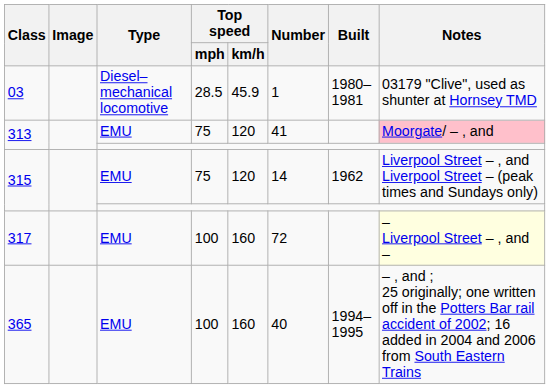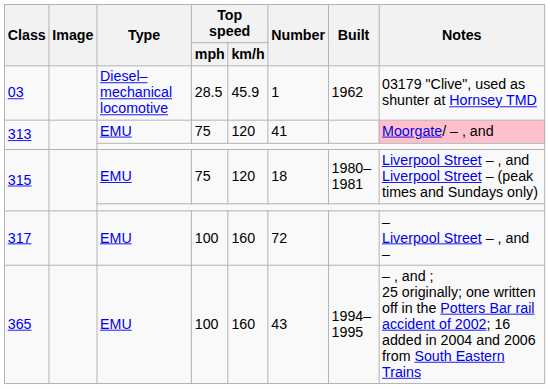(351, 92) 1980–1981 -> (347, 92) 1962
(279, 176) 14 -> (279, 176) 18
(347, 176) 1962 -> (351, 176) 1980–1981
(456, 237) lightyellow background -> (456, 237) no background
(279, 324) 40 -> (279, 324) 43
